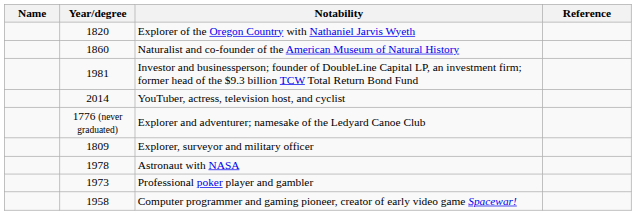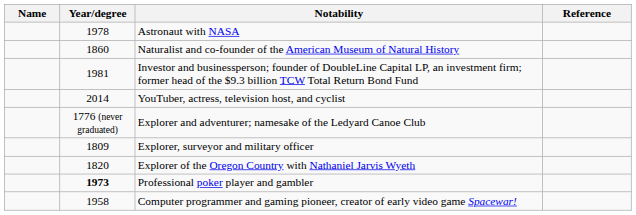rows swapped: (276, 31) <-> (189, 165)
(98, 183) normal -> (98, 183) bold
